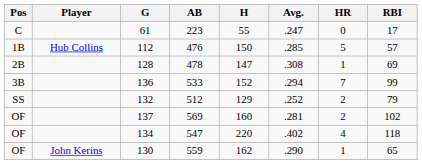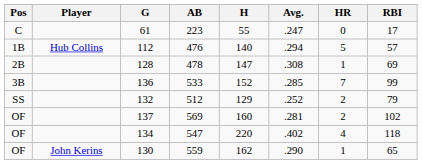(244, 47) 150 -> (244, 47) 140
(293, 47) .285 -> (293, 47) .294
(293, 82) .294 -> (293, 82) .285
